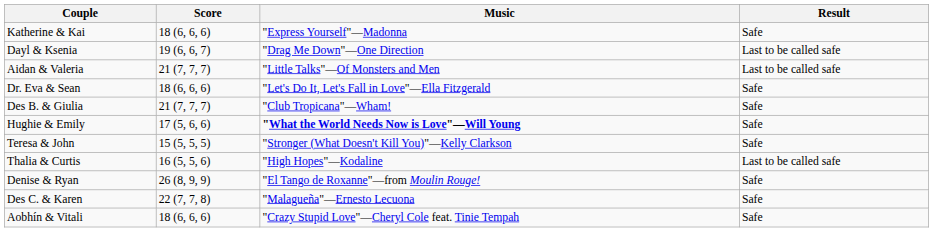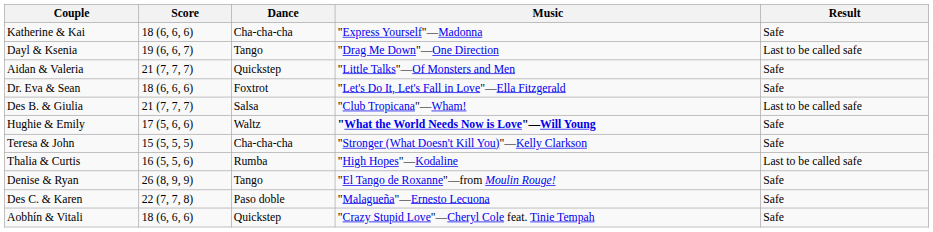+ column: (283, 13)
(791, 69) Last to be called safe -> (774, 69) Safe
(752, 106) Safe -> (813, 106) Last to be called safe
